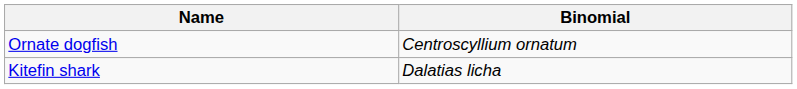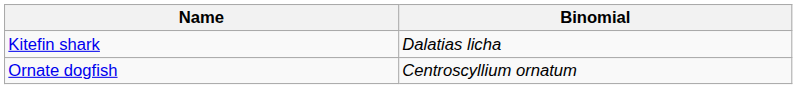rows swapped: (63, 44) <-> (54, 70)
